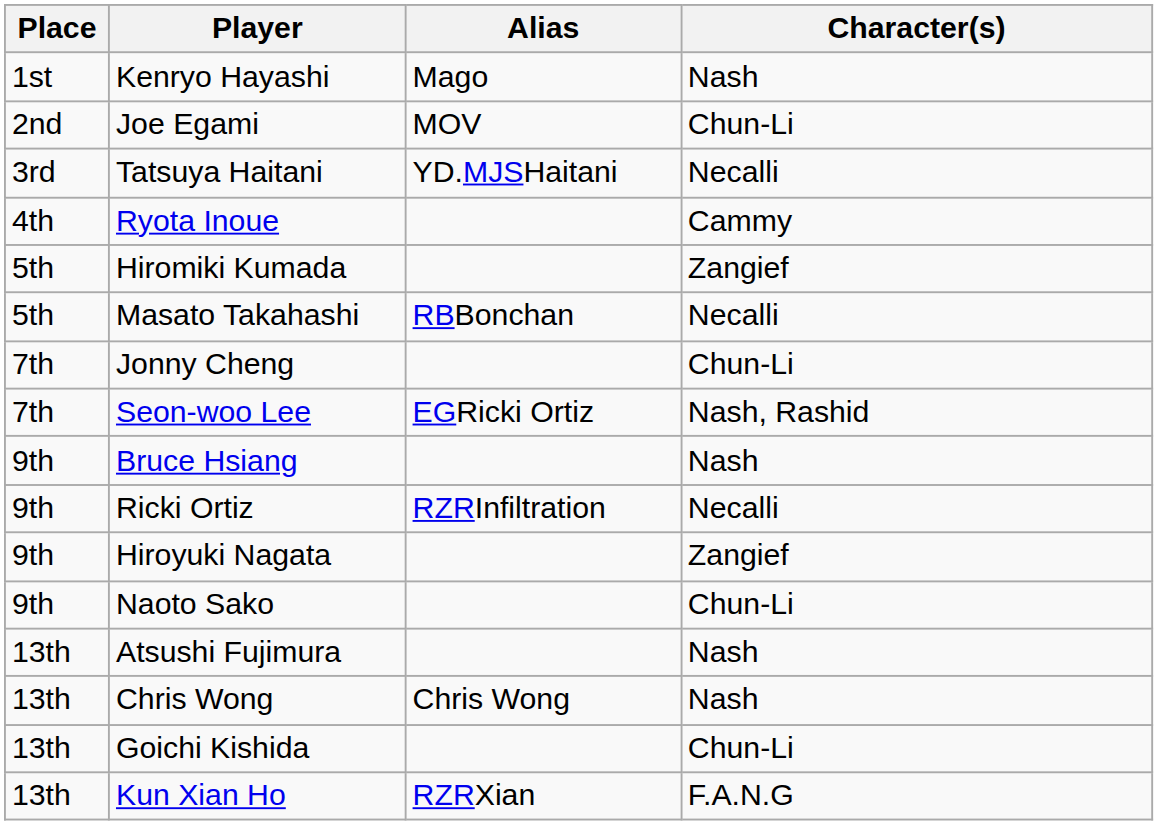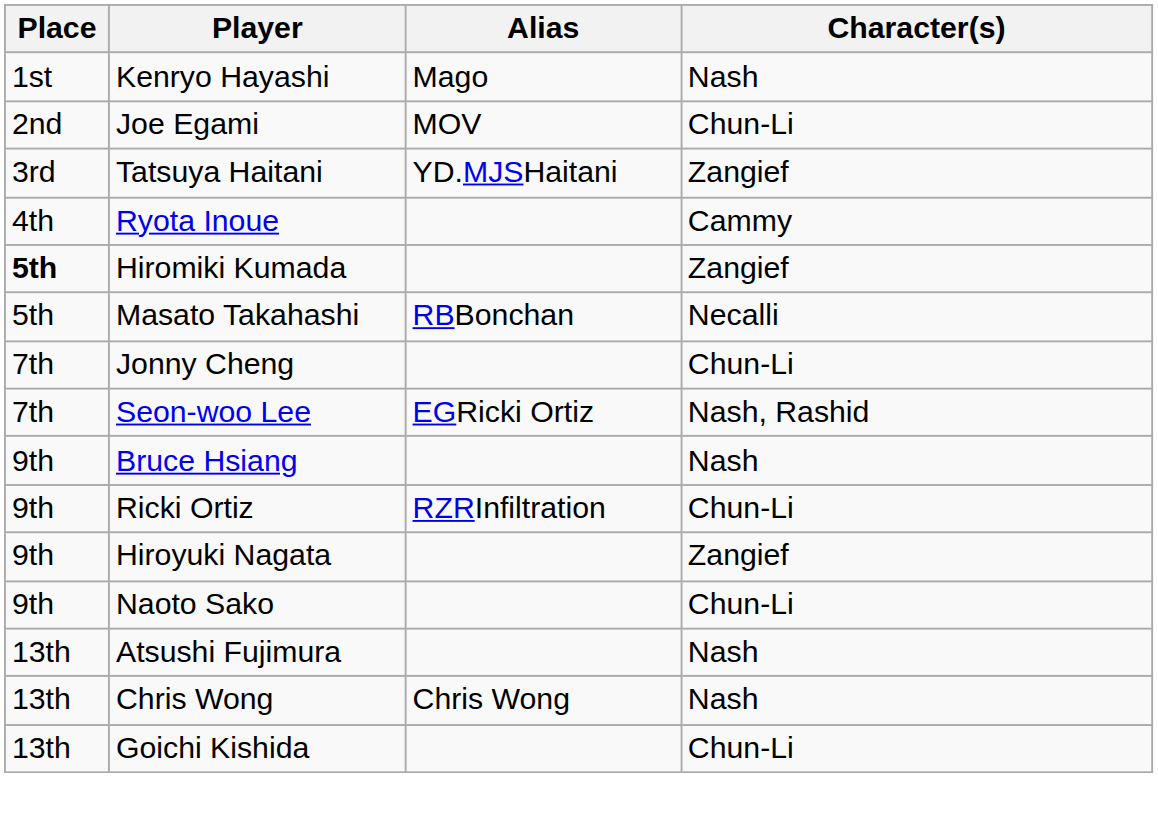(733, 172) Necalli -> (738, 172) Zangief
(33, 268) normal -> (35, 268) bold
(733, 508) Necalli -> (741, 508) Chun-Li
- row: (201, 795)
